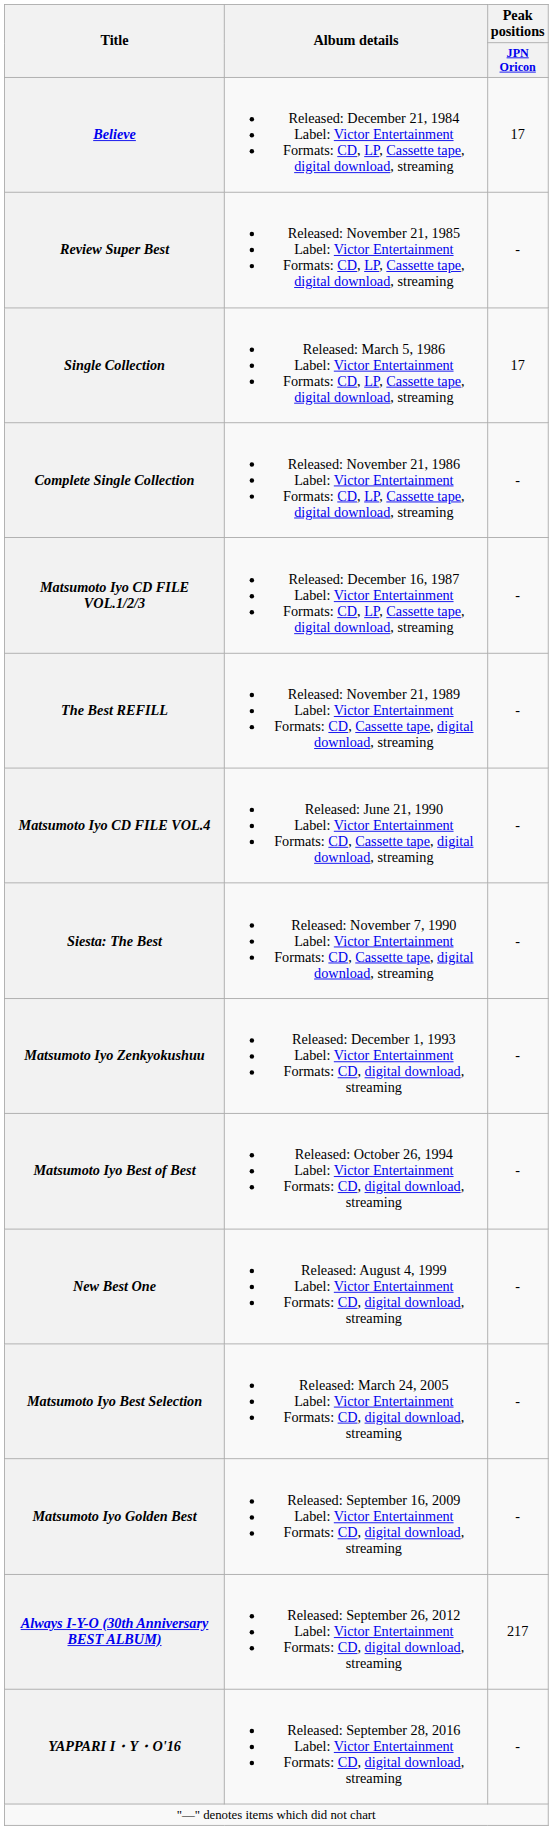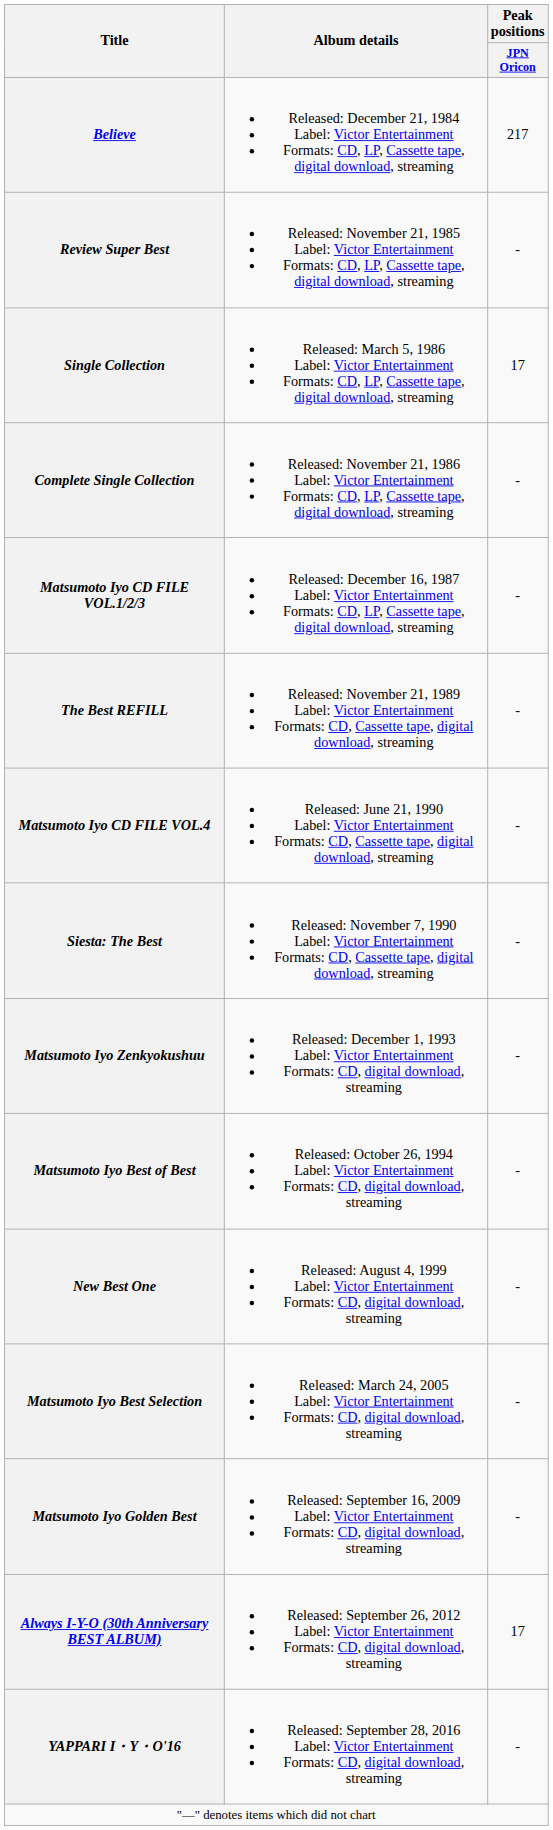(518, 134) 17 -> (518, 134) 217
(518, 1631) 217 -> (518, 1631) 17
